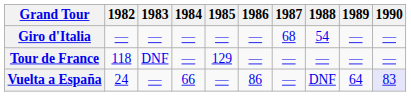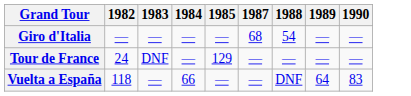- column: (255, 15)
(121, 58) 118 -> (121, 58) 24
(121, 79) 24 -> (121, 79) 118
(389, 79) lavender background -> (356, 79) no background
